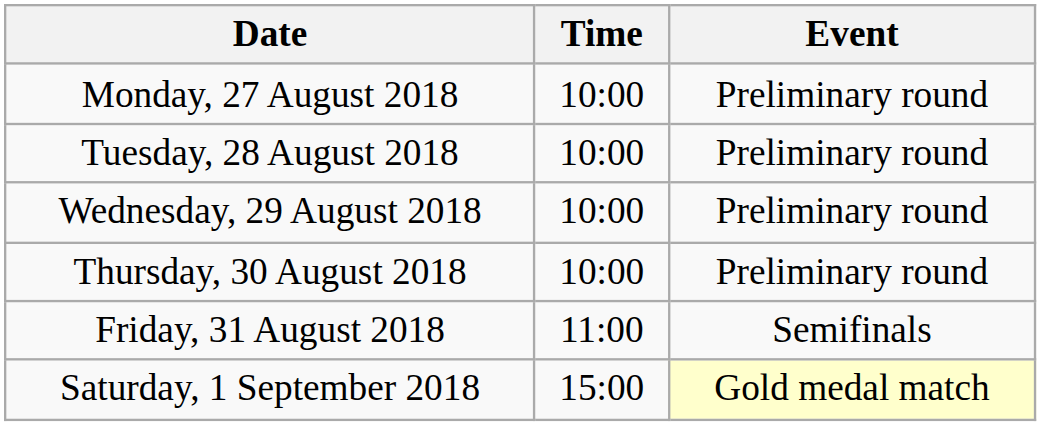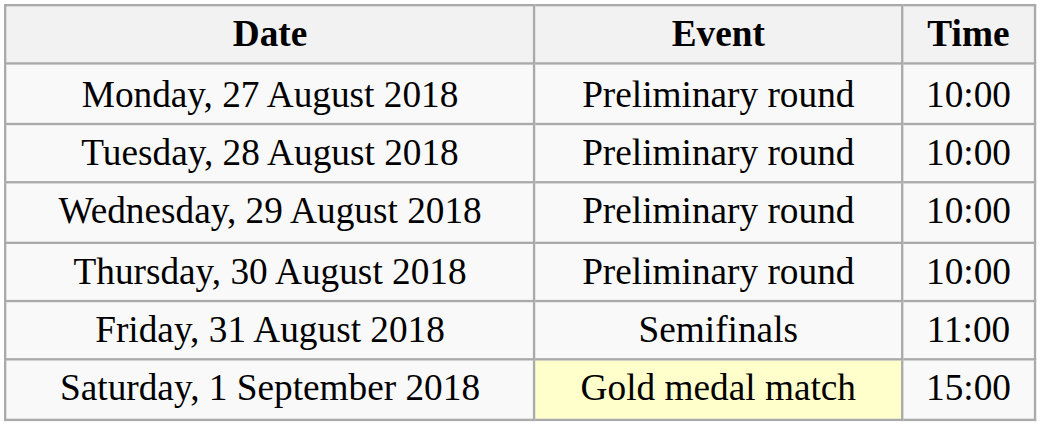columns swapped: (602, 34) <-> (852, 34)
